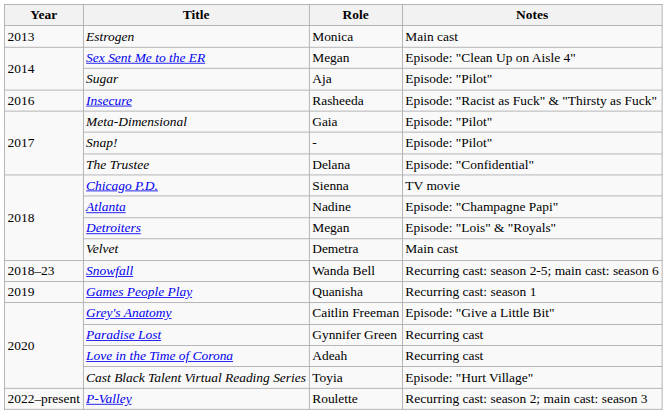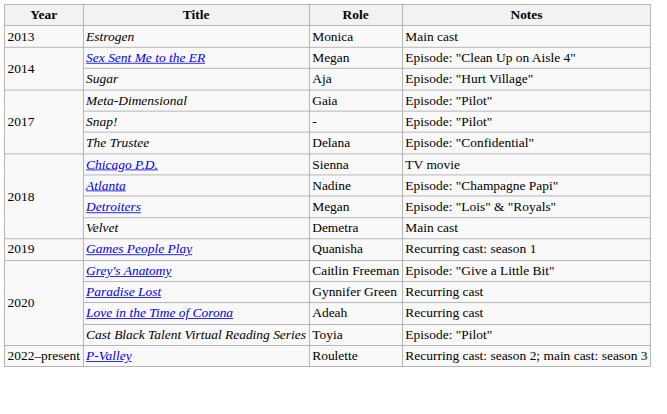(449, 79) Episode: "Pilot" -> (469, 79) Episode: "Hurt Village"
- row: (109, 100)
- row: (110, 270)
(469, 377) Episode: "Hurt Village" -> (449, 334) Episode: "Pilot"
